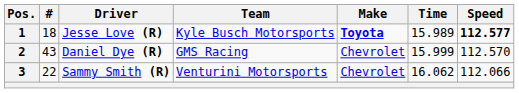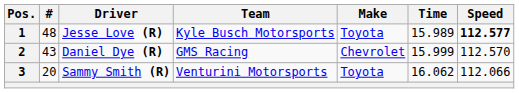(49, 34) 18 -> (49, 34) 48
(362, 34) bold -> (362, 34) normal
(49, 73) 22 -> (49, 73) 20
(373, 73) Chevrolet -> (362, 73) Toyota
